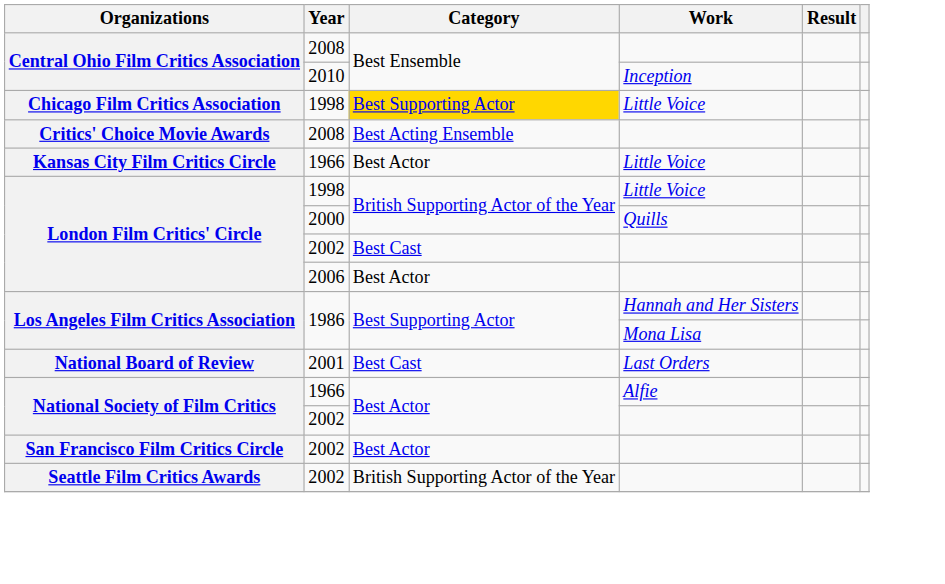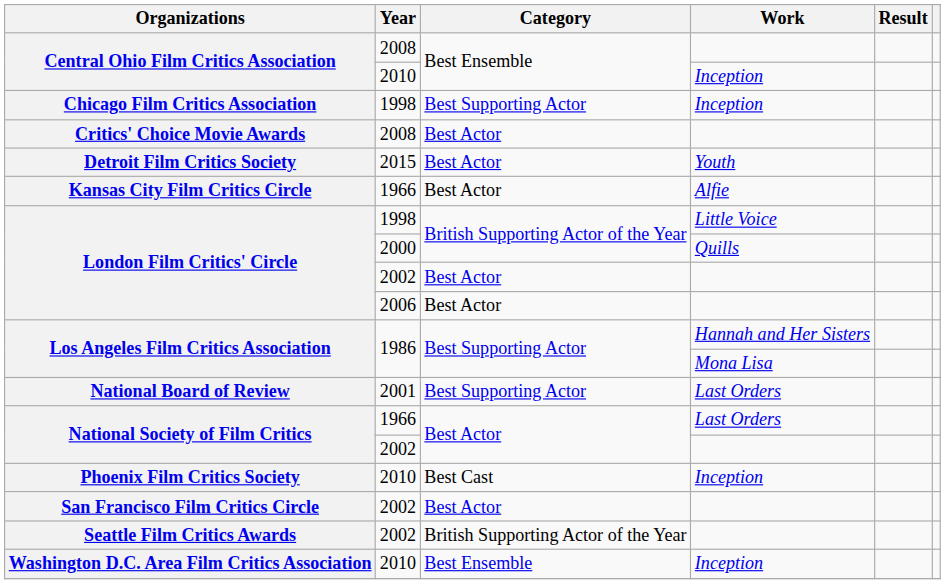(434, 104) gold background -> (505, 104) no background
(664, 104) Little Voice -> (729, 104) Inception
(433, 133) Best Acting Ensemble -> (463, 133) Best Actor
+ row: (190, 162)
(664, 162) Little Voice -> (712, 190) Alfie
(387, 248) Best Cast -> (463, 276) Best Actor
(387, 362) Best Cast -> (505, 391) Best Supporting Actor
(640, 391) Alfie -> (738, 420) Last Orders
+ row: (190, 477)
+ row: (190, 563)
